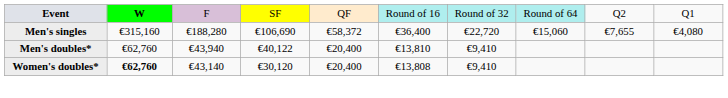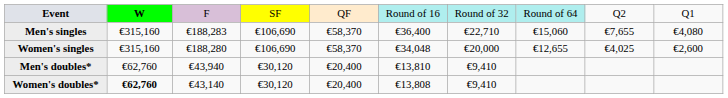(206, 31) €188,280 -> (206, 31) €188,283
(344, 31) €58,372 -> (344, 31) €58,370
(482, 31) €22,720 -> (482, 31) €22,710
+ row: (56, 49)
(275, 49) €40,122 -> (275, 67) €30,120
